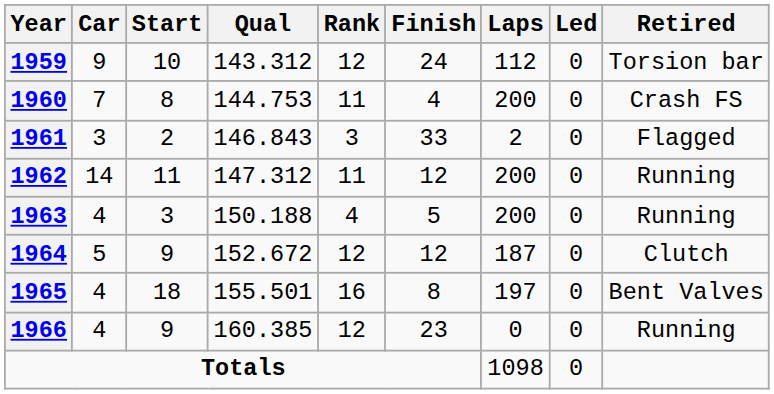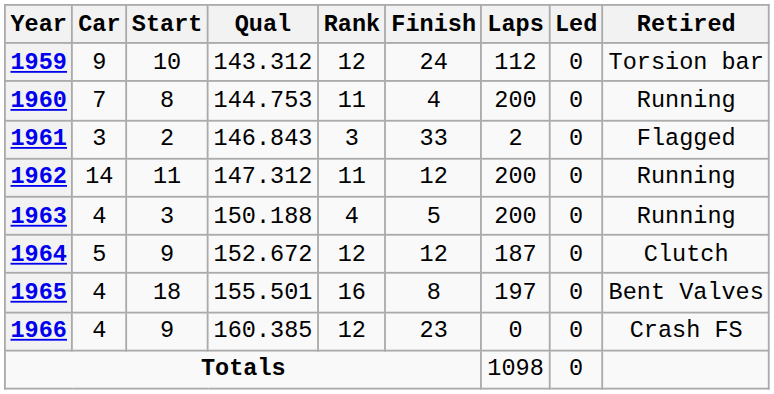(686, 101) Crash FS -> (686, 101) Running
(686, 331) Running -> (686, 331) Crash FS
